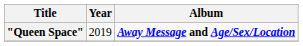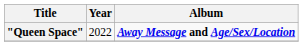(100, 31) 2019 -> (100, 31) 2022
